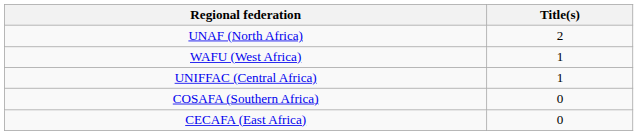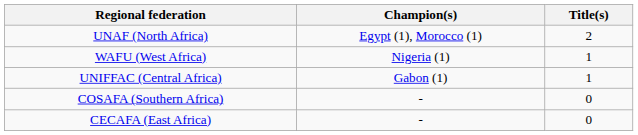+ column: (421, 14)
